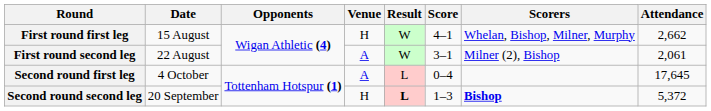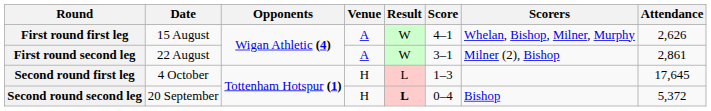(364, 34) H -> (364, 34) A
(672, 34) 2,662 -> (672, 34) 2,626
(672, 55) 2,061 -> (672, 55) 2,861
(364, 75) A -> (364, 75) H
(443, 75) 0–4 -> (443, 75) 1–3
(443, 95) 1–3 -> (443, 95) 0–4
(483, 95) bold -> (482, 95) normal
